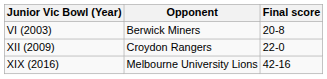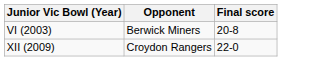- row: (33, 64)
